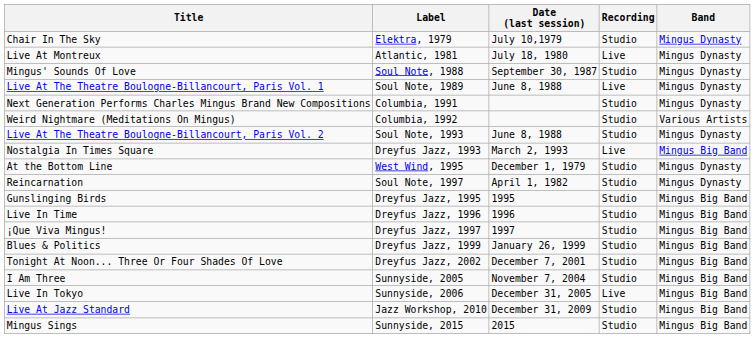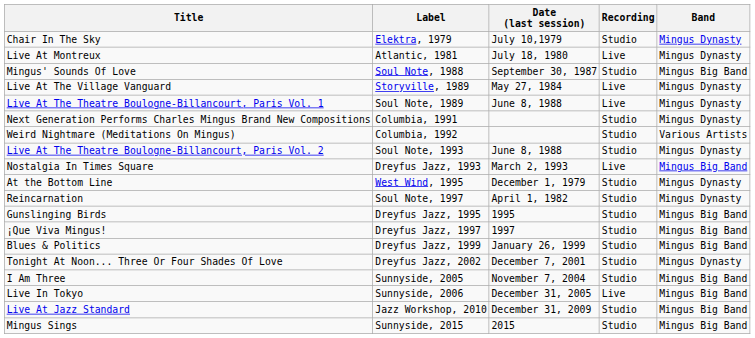(700, 71) Mingus Dynasty -> (703, 71) Mingus Big Band
+ row: (89, 87)
- row: (42, 214)
(703, 262) Mingus Big Band -> (700, 262) Mingus Dynasty
